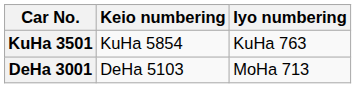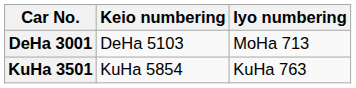rows swapped: (50, 69) <-> (50, 43)
